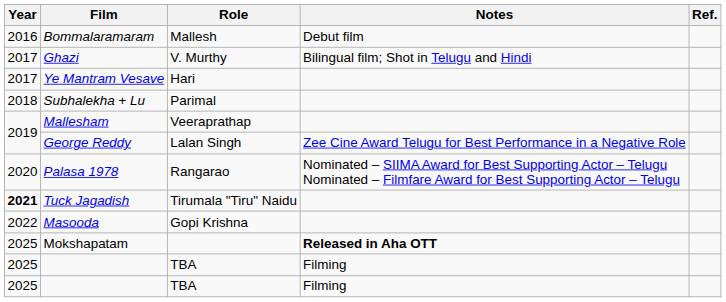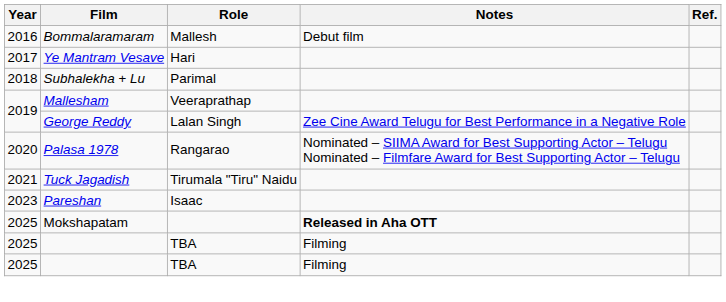- row: (61, 57)
(22, 200) bold -> (22, 179) normal
- row: (71, 222)
+ row: (72, 200)
